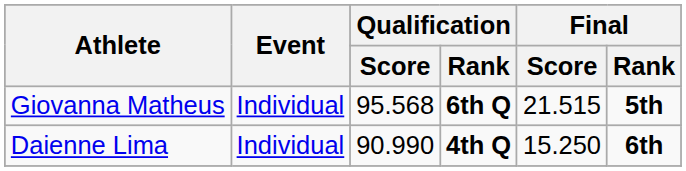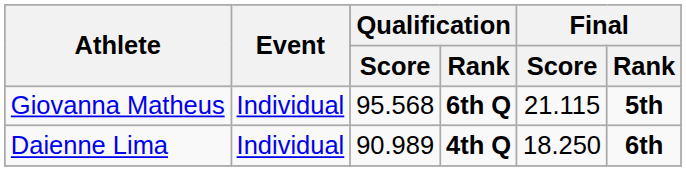(562, 106) 21.515 -> (562, 106) 21.115
(395, 146) 90.990 -> (395, 146) 90.989
(562, 146) 15.250 -> (562, 146) 18.250
